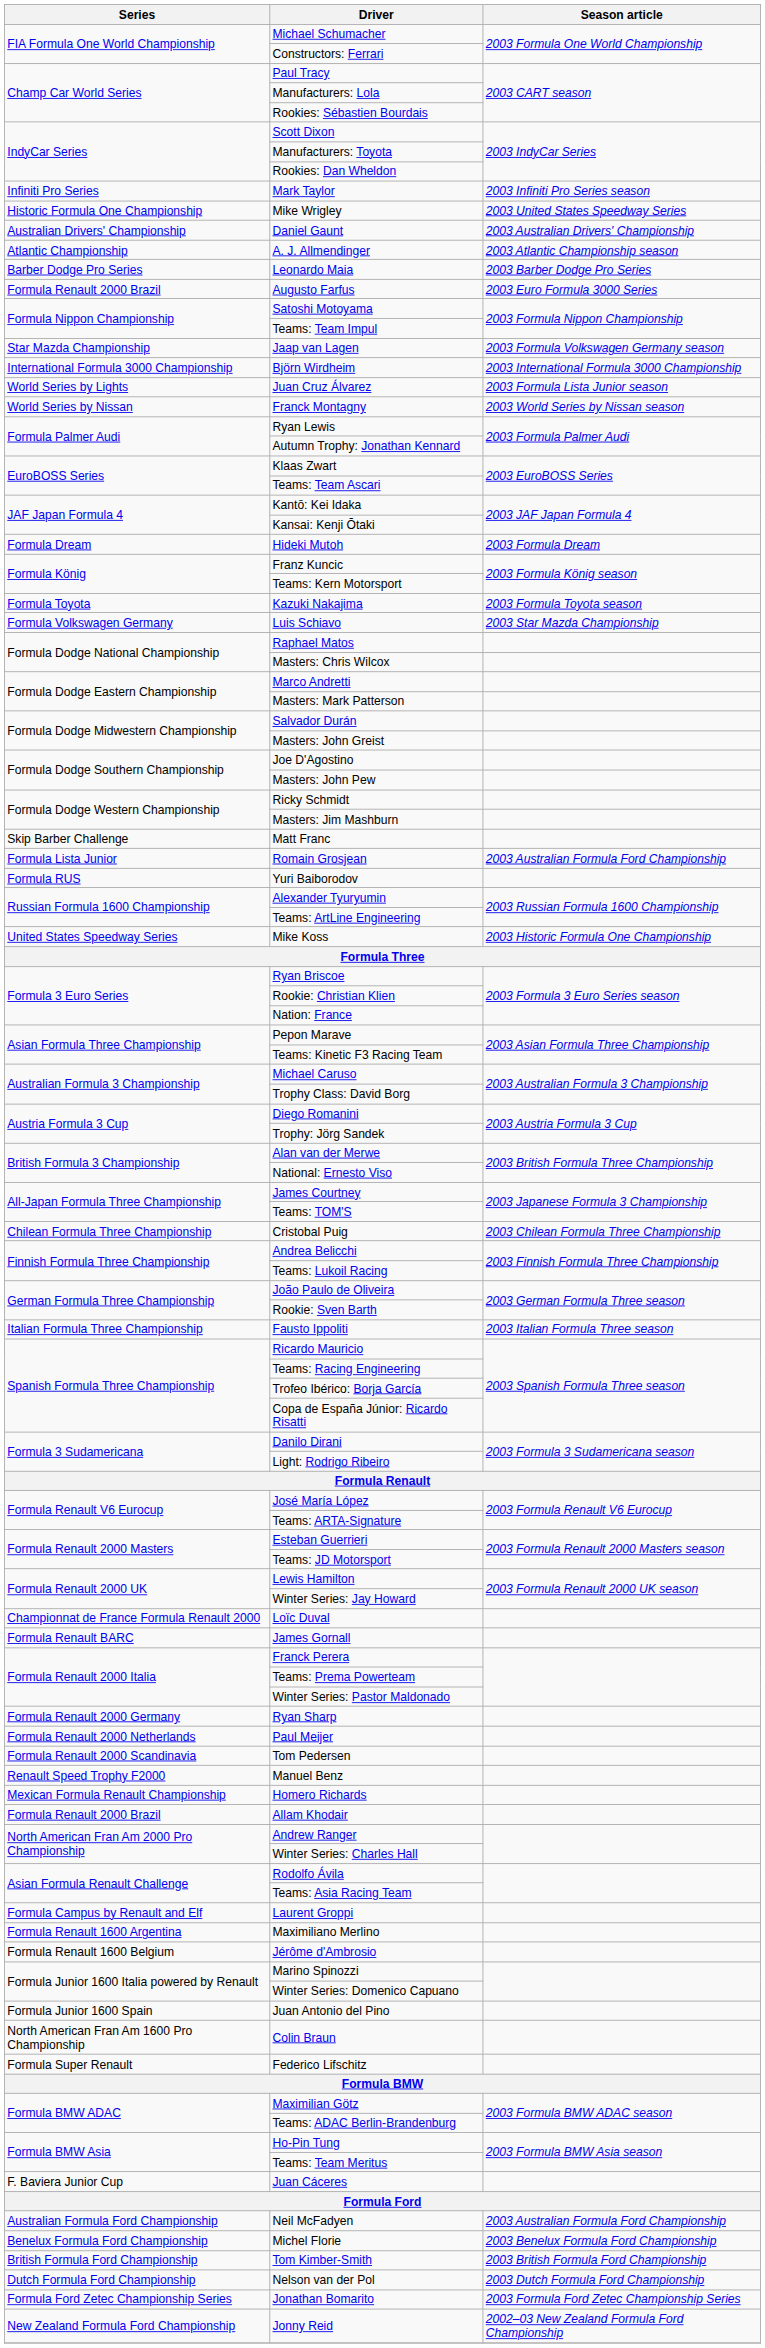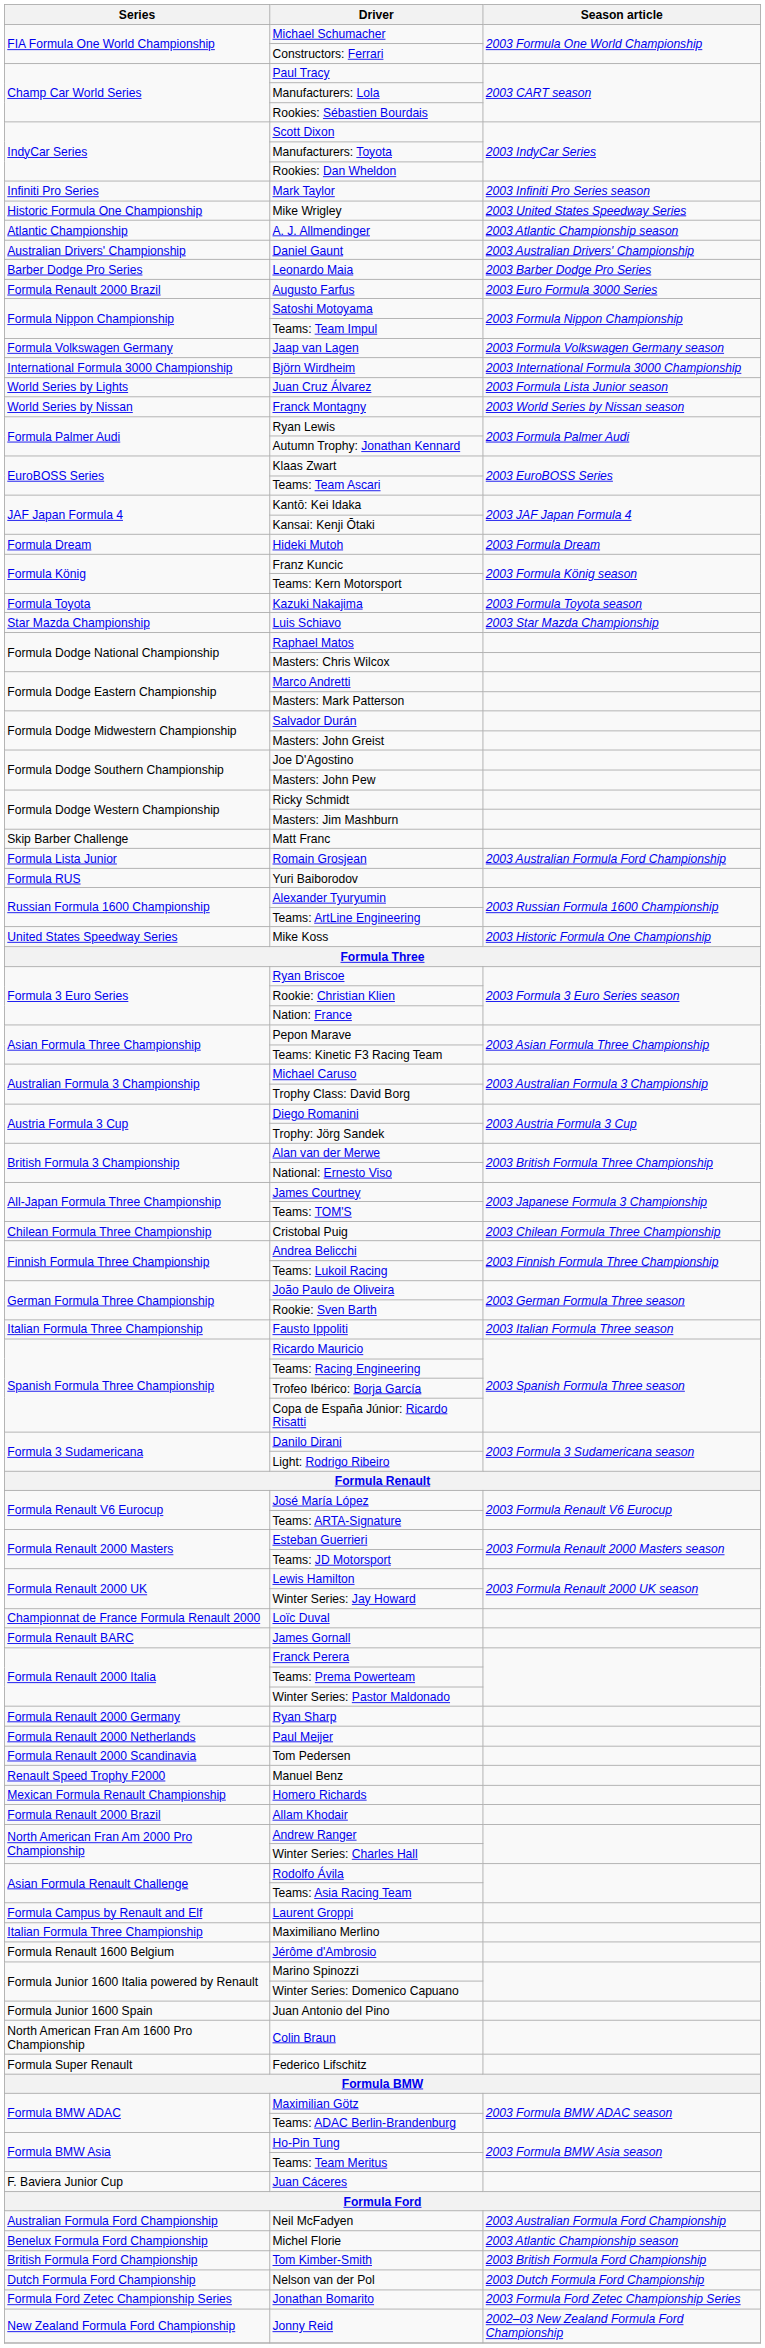rows swapped: (321, 250) <-> (308, 230)
(79, 348) Star Mazda Championship -> (90, 348) Formula Volkswagen Germany
(90, 623) Formula Volkswagen Germany -> (79, 623) Star Mazda Championship
(94, 1932) Formula Renault 1600 Argentina -> (105, 1932) Italian Formula Three Championship
(601, 2240) 2003 Benelux Formula Ford Championship -> (582, 2240) 2003 Atlantic Championship season
